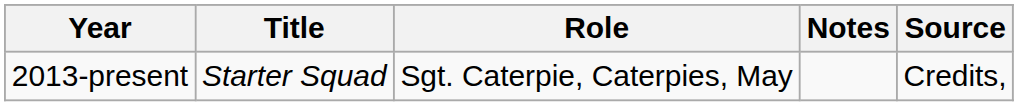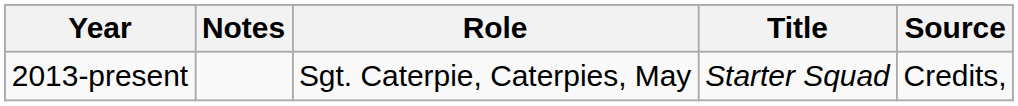columns swapped: (294, 28) <-> (848, 28)
